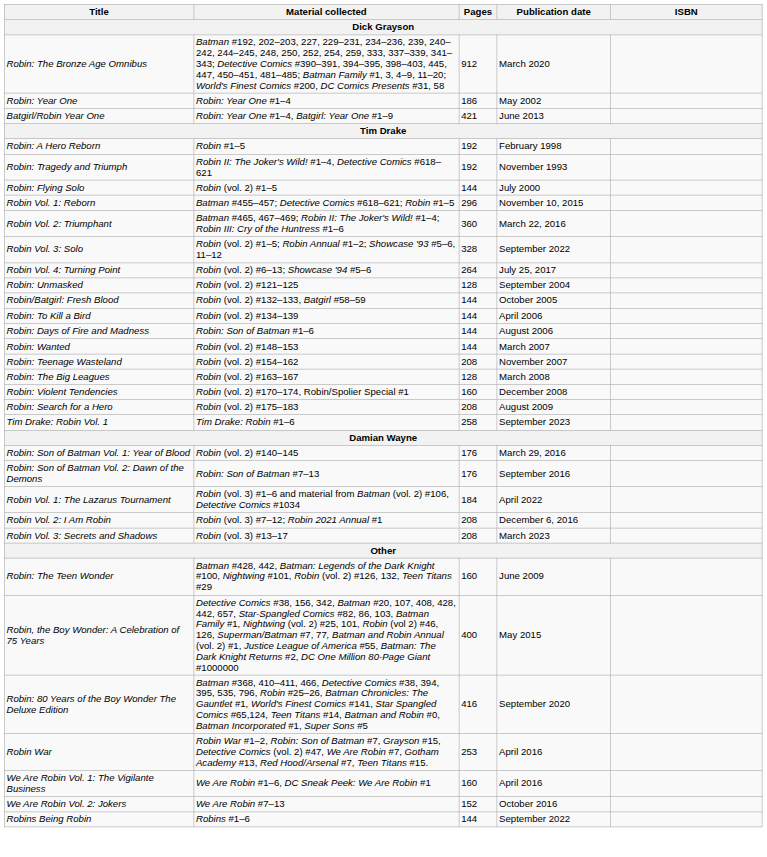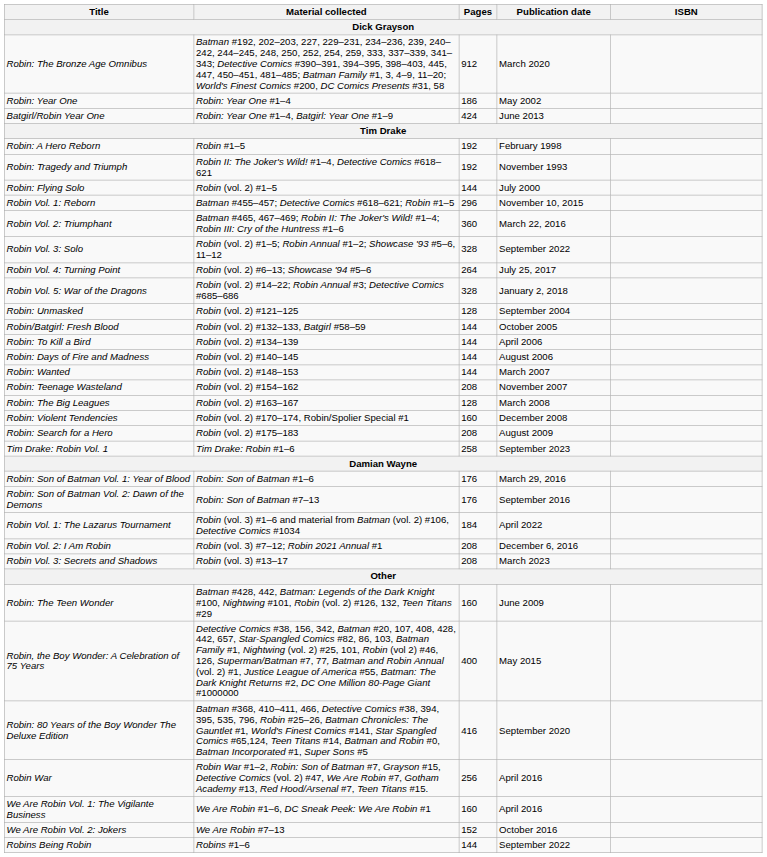(469, 116) 421 -> (469, 116) 424
+ row: (77, 291)
(255, 331) Robin: Son of Batman #1–6 -> (247, 357) Robin (vol. 2) #140–145
(247, 453) Robin (vol. 2) #140–145 -> (255, 479) Robin: Son of Batman #1–6
(469, 752) 253 -> (469, 778) 256
